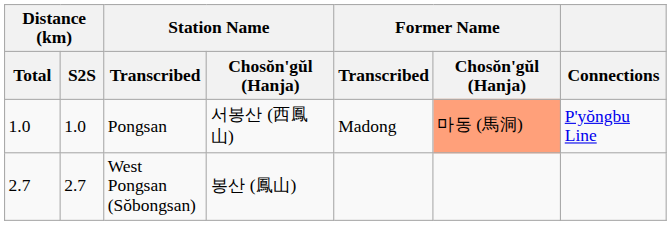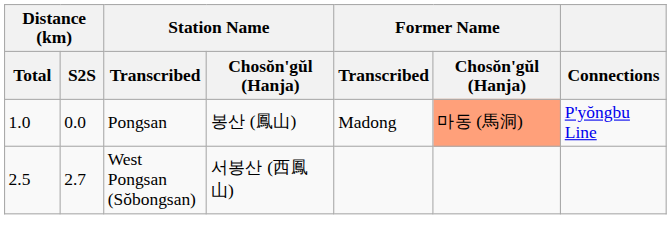(75, 125) 1.0 -> (75, 122) 0.0
(259, 125) 서봉산 (西鳳山) -> (253, 122) 봉산 (鳳山)
(19, 186) 2.7 -> (19, 179) 2.5
(253, 185) 봉산 (鳳山) -> (259, 179) 서봉산 (西鳳山)
